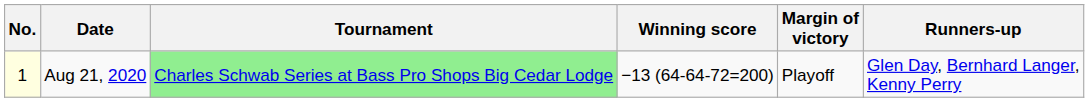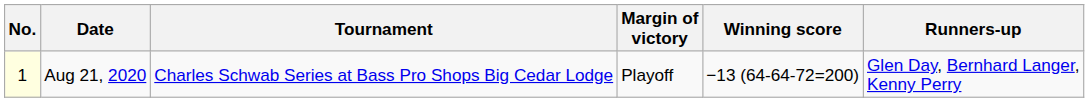columns swapped: (697, 28) <-> (820, 28)
(384, 74) lightgreen background -> (384, 74) no background
